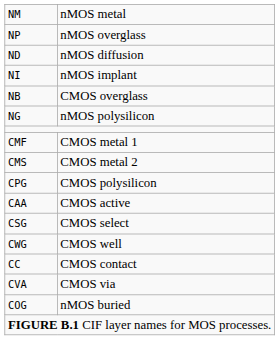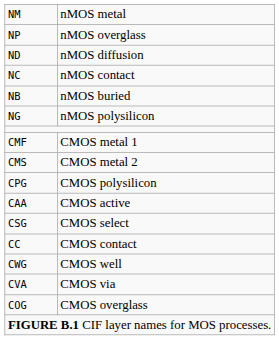+ row: (14, 76)
- row: (14, 76)
(104, 95) CMOS overglass -> (95, 95) nMOS buried
rows swapped: (17, 244) <-> (14, 264)
(95, 304) nMOS buried -> (104, 304) CMOS overglass
